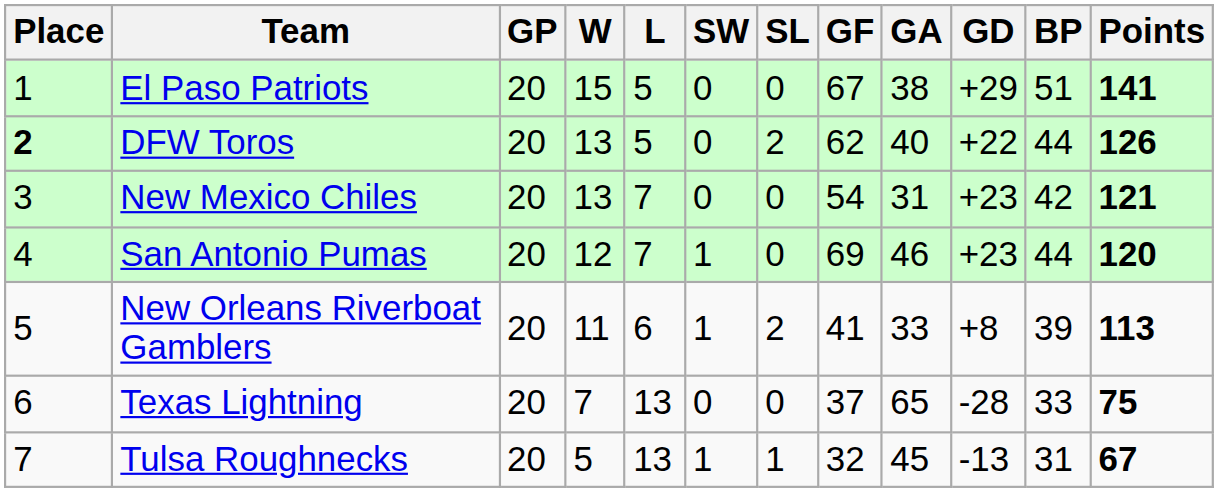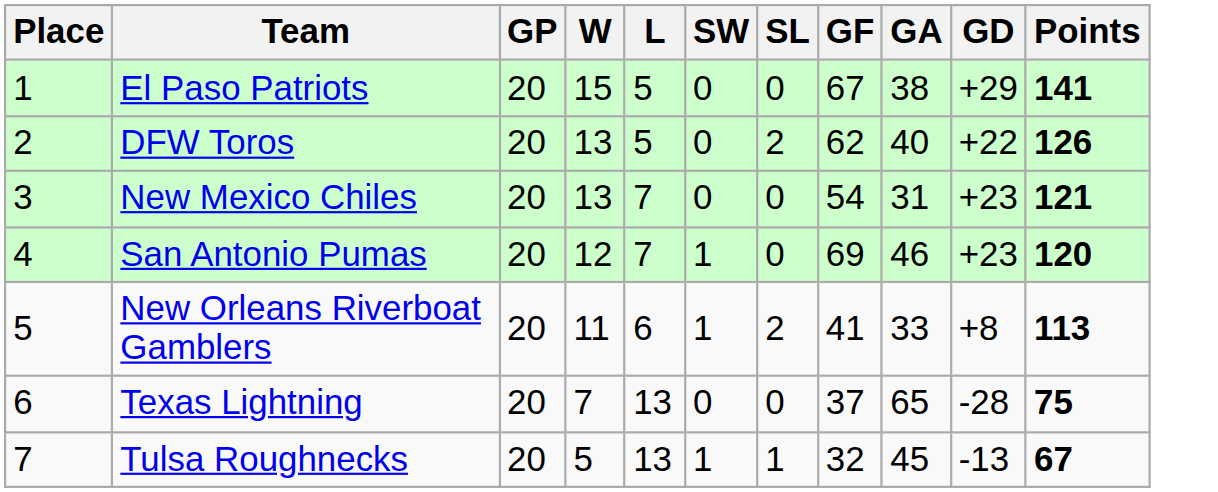- column: (1058, 32)
(23, 142) bold -> (23, 142) normal
